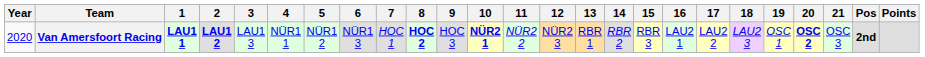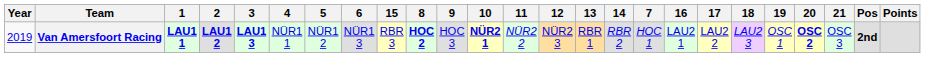columns swapped: (391, 13) <-> (648, 13)
(20, 37) 2020 -> (20, 37) 2019
(251, 37) normal -> (252, 37) bold
